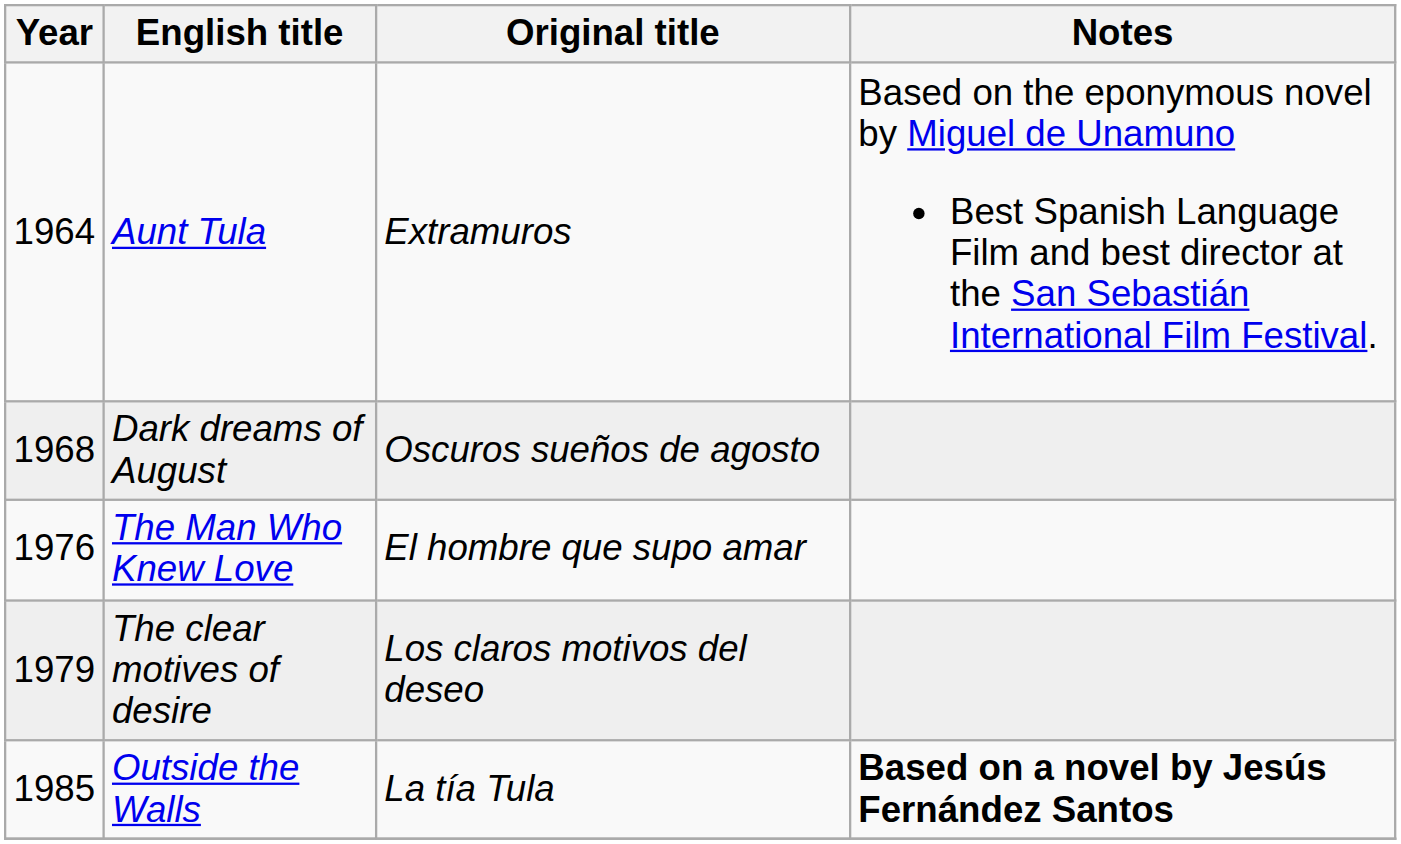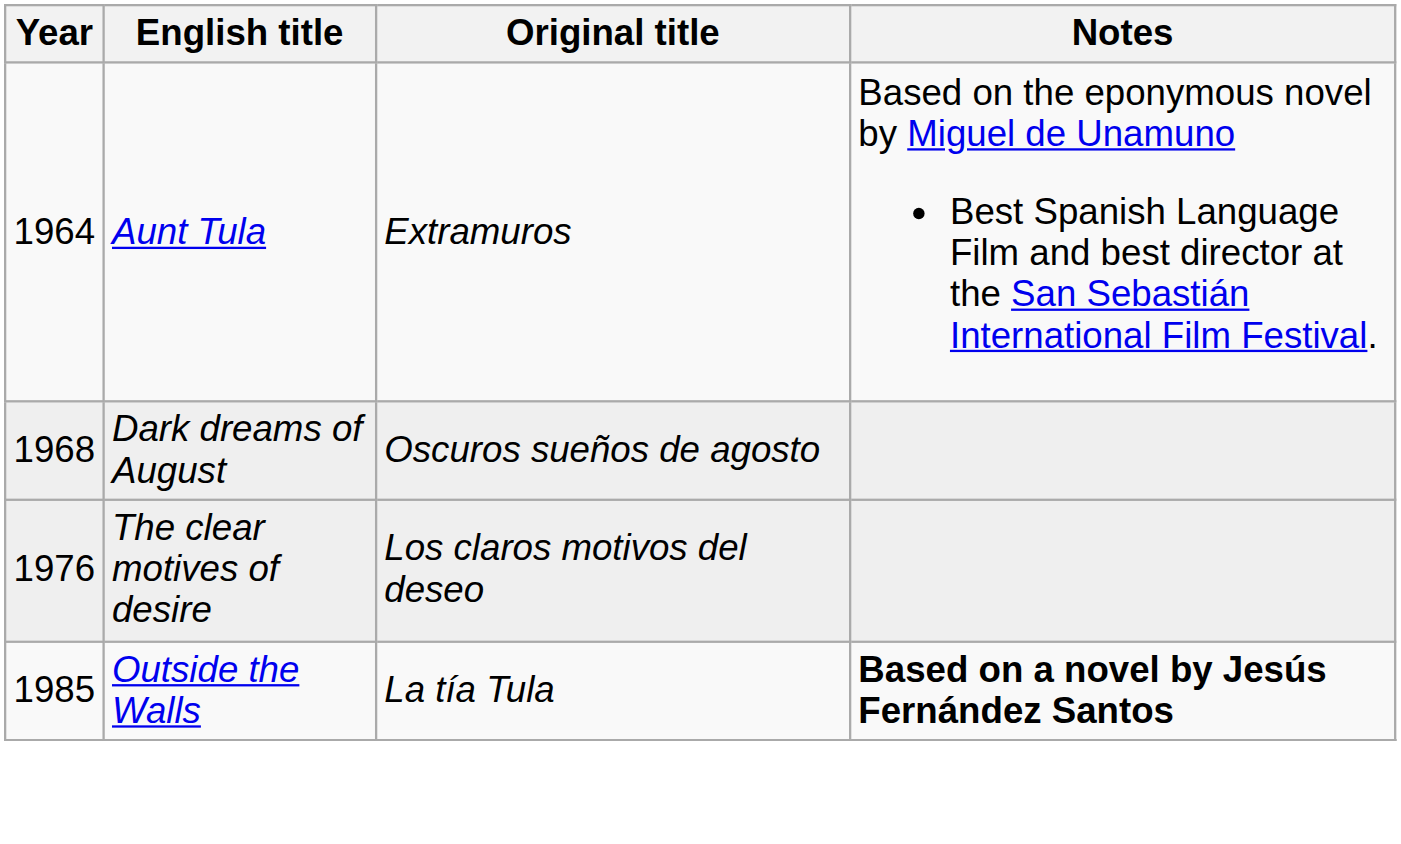- row: (227, 549)
(54, 669) 1979 -> (54, 569) 1976
